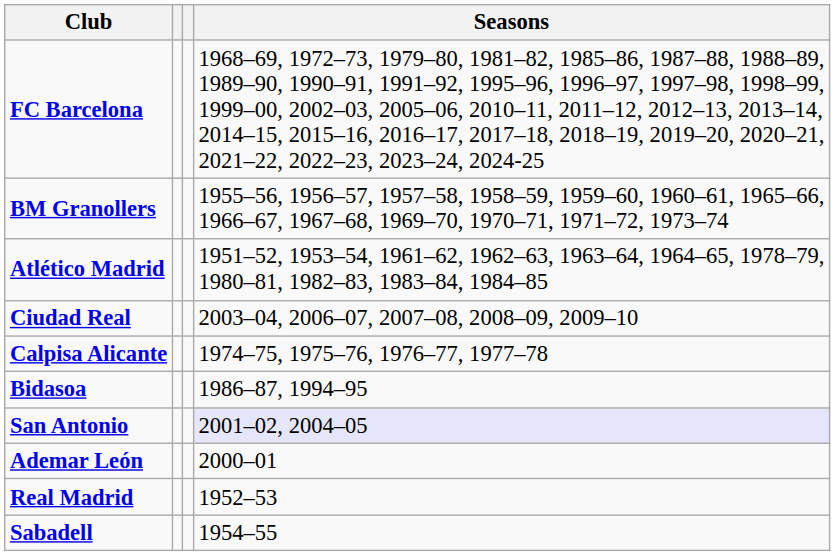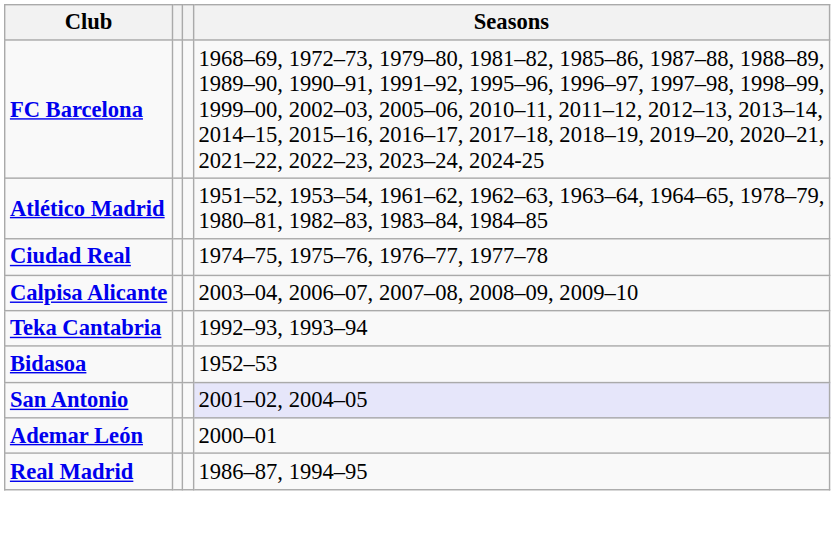- row: (83, 208)
(418, 317) 2003–04, 2006–07, 2007–08, 2008–09, 2009–10 -> (373, 256) 1974–75, 1975–76, 1976–77, 1977–78
(373, 353) 1974–75, 1975–76, 1976–77, 1977–78 -> (418, 292) 2003–04, 2006–07, 2007–08, 2008–09, 2009–10
+ row: (86, 328)
(283, 389) 1986–87, 1994–95 -> (238, 363) 1952–53
(238, 496) 1952–53 -> (283, 471) 1986–87, 1994–95
- row: (51, 532)
